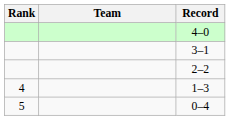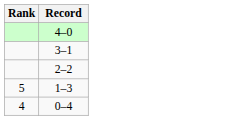- column: (107, 13)
(22, 87) 4 -> (22, 87) 5
(22, 106) 5 -> (22, 106) 4
